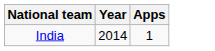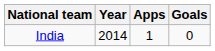+ column: (190, 14)
